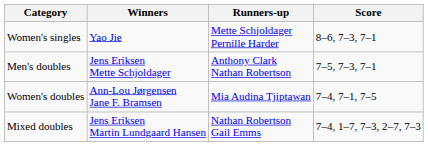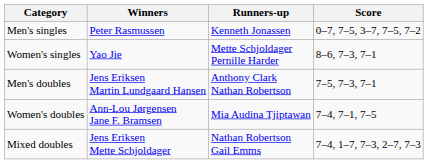+ row: (37, 30)
(130, 66) Jens Eriksen Mette Schjoldager -> (148, 84) Jens Eriksen Martin Lundgaard Hansen
(148, 126) Jens Eriksen Martin Lundgaard Hansen -> (130, 144) Jens Eriksen Mette Schjoldager
